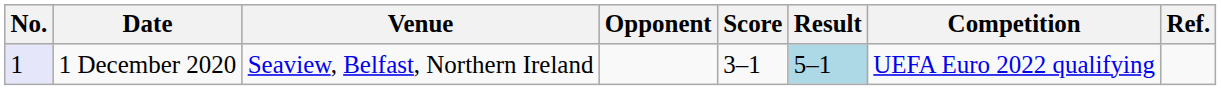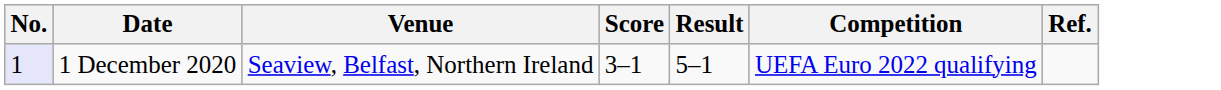- column: (658, 24)
(813, 63) lightblue background -> (694, 63) no background
